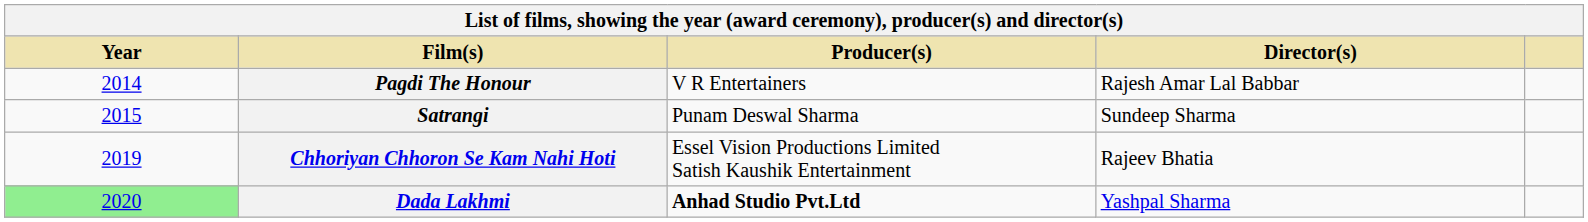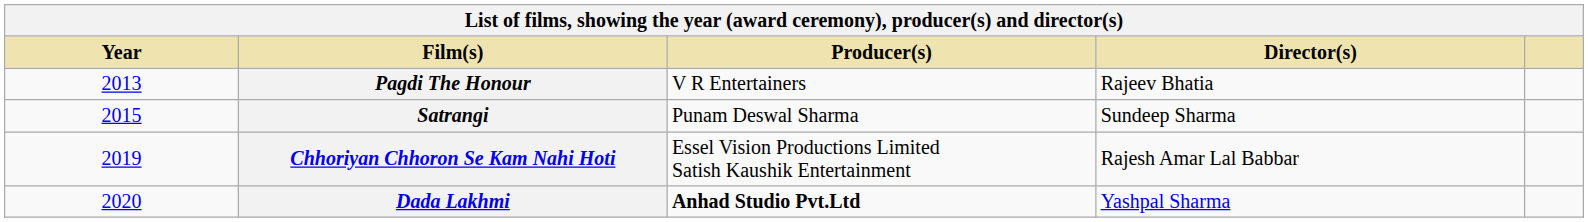(122, 83) 2014 -> (122, 83) 2013
(1200, 83) Rajesh Amar Lal Babbar -> (1157, 83) Rajeev Bhatia
(1157, 158) Rajeev Bhatia -> (1200, 158) Rajesh Amar Lal Babbar
(122, 201) lightgreen background -> (122, 201) no background
